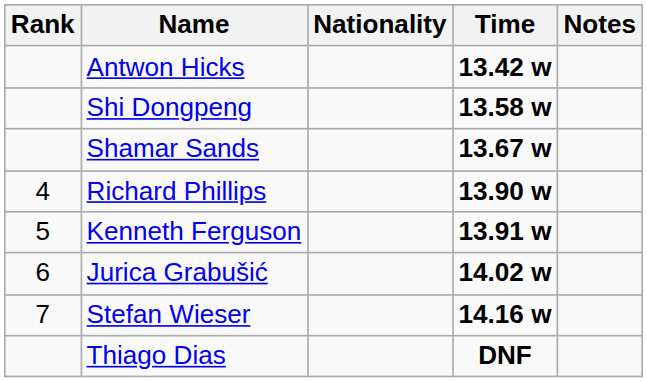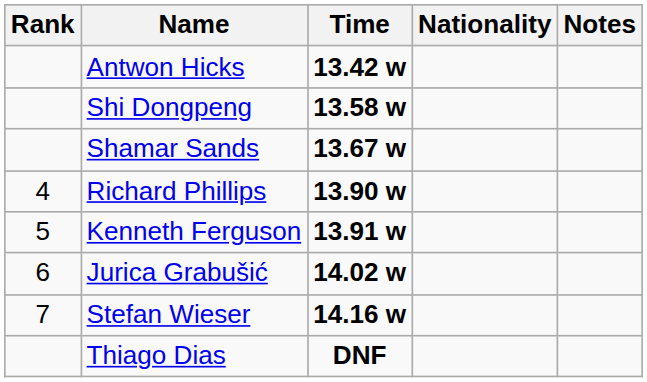columns swapped: (380, 25) <-> (505, 25)
